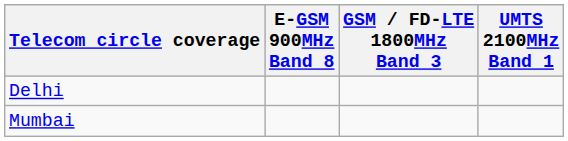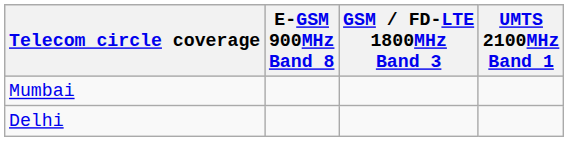rows swapped: (36, 91) <-> (42, 121)
